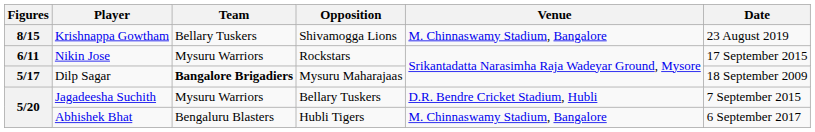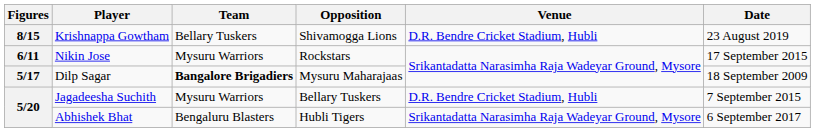(508, 35) M. Chinnaswamy Stadium, Bangalore -> (503, 35) D.R. Bendre Cricket Stadium, Hubli
(508, 117) M. Chinnaswamy Stadium, Bangalore -> (555, 117) Srikantadatta Narasimha Raja Wadeyar Ground, Mysore
